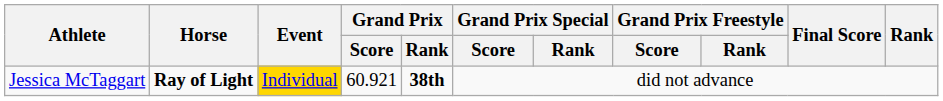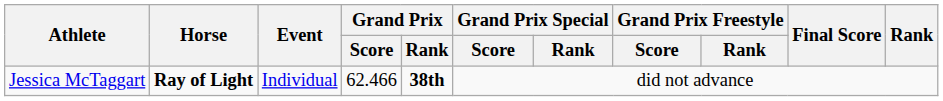(300, 80) gold background -> (300, 80) no background
(372, 80) 60.921 -> (372, 80) 62.466
